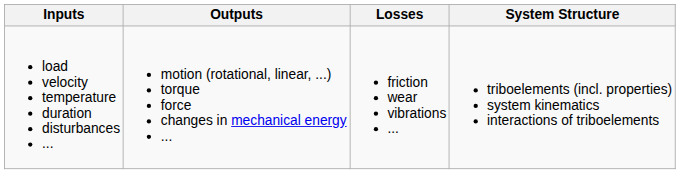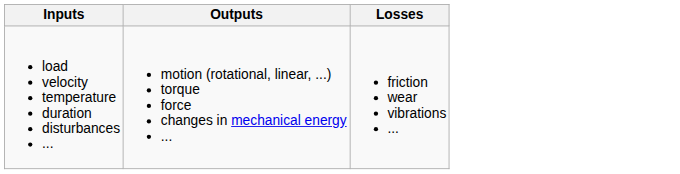- column: (562, 15)
